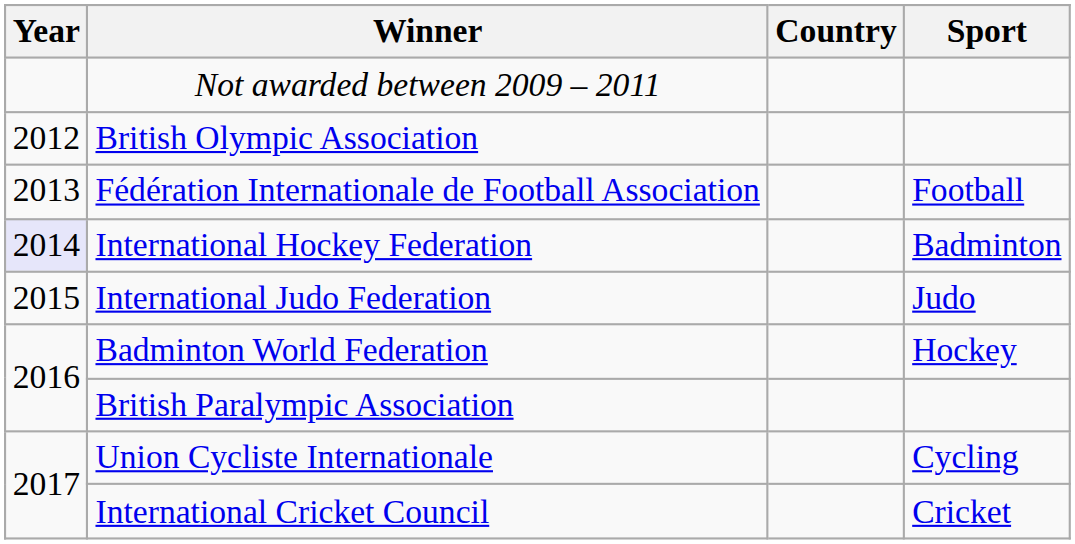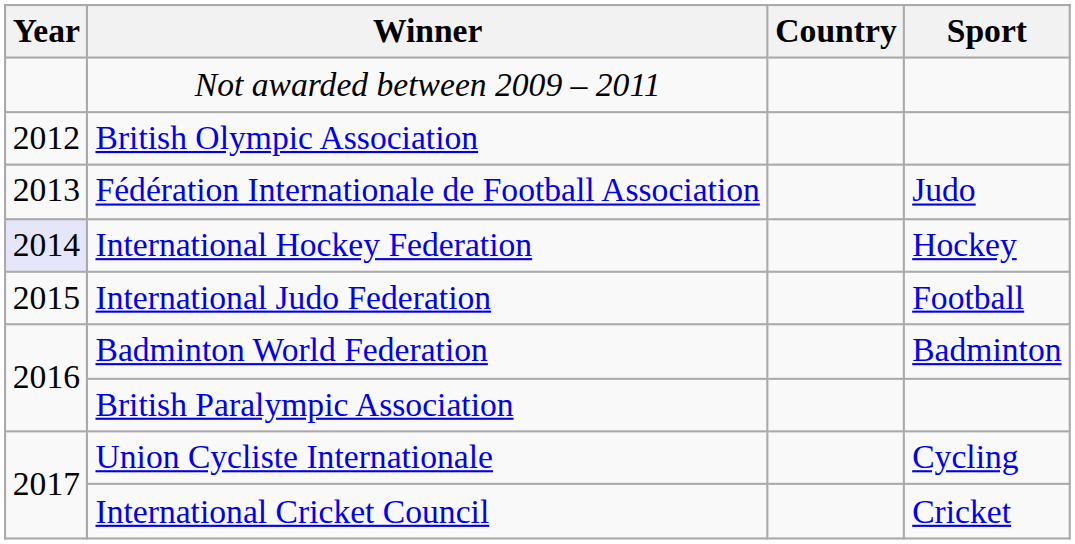(968, 191) Football -> (944, 191) Judo
(987, 244) Badminton -> (964, 244) Hockey
(944, 297) Judo -> (968, 297) Football
(964, 350) Hockey -> (987, 350) Badminton
